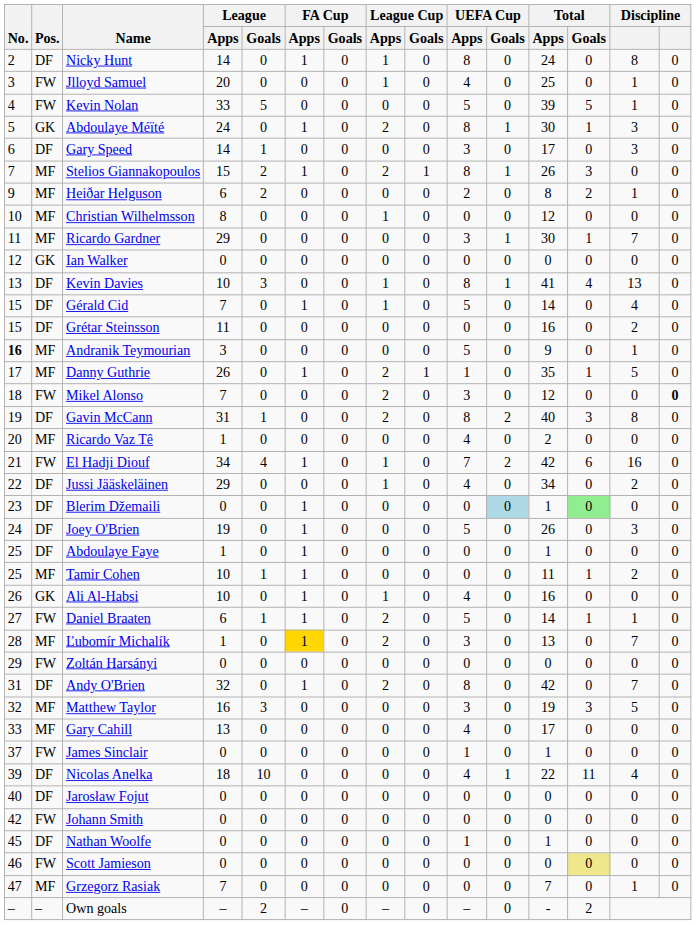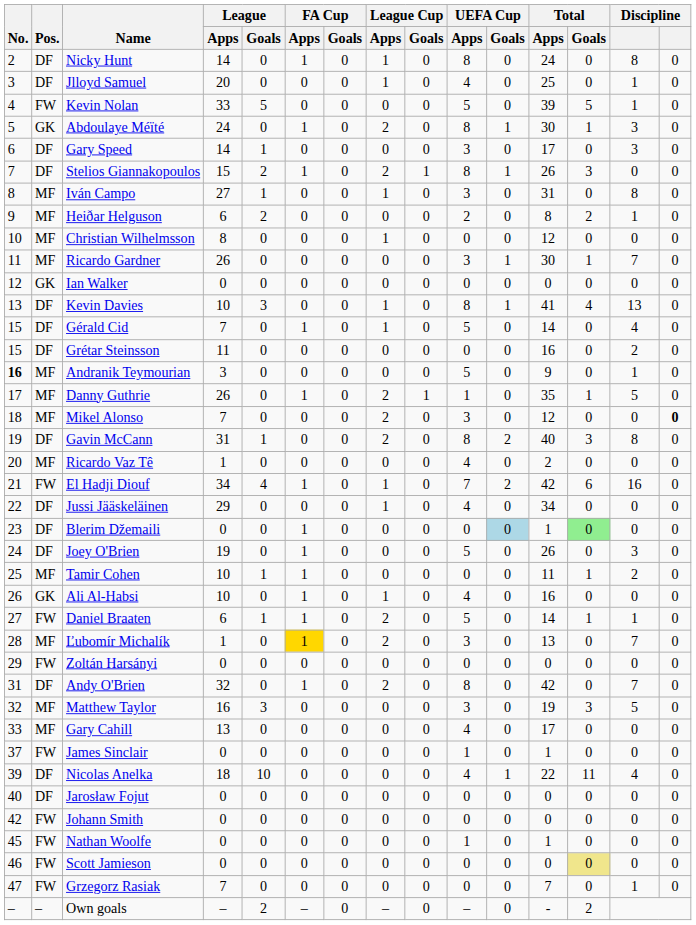(45, 82) FW -> (44, 82) DF
(45, 171) MF -> (44, 171) DF
+ row: (101, 194)
(223, 238) 29 -> (223, 261) 26
(45, 395) FW -> (45, 417) MF
(634, 484) 2 -> (634, 506) 0
- row: (112, 551)
(44, 841) DF -> (45, 841) FW
(45, 886) MF -> (45, 886) FW
